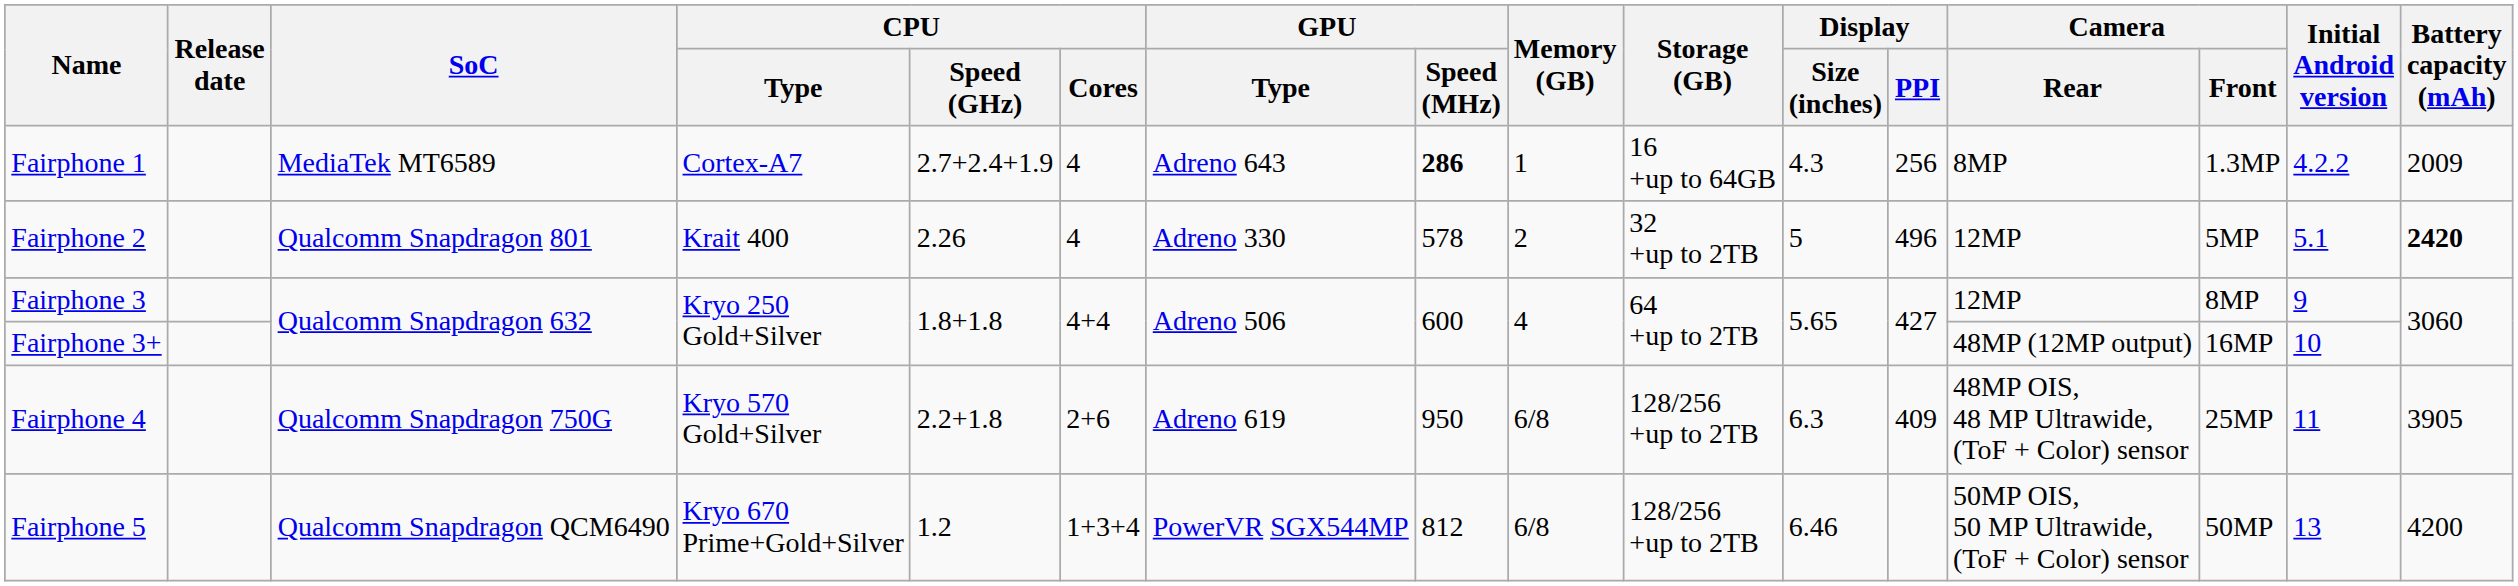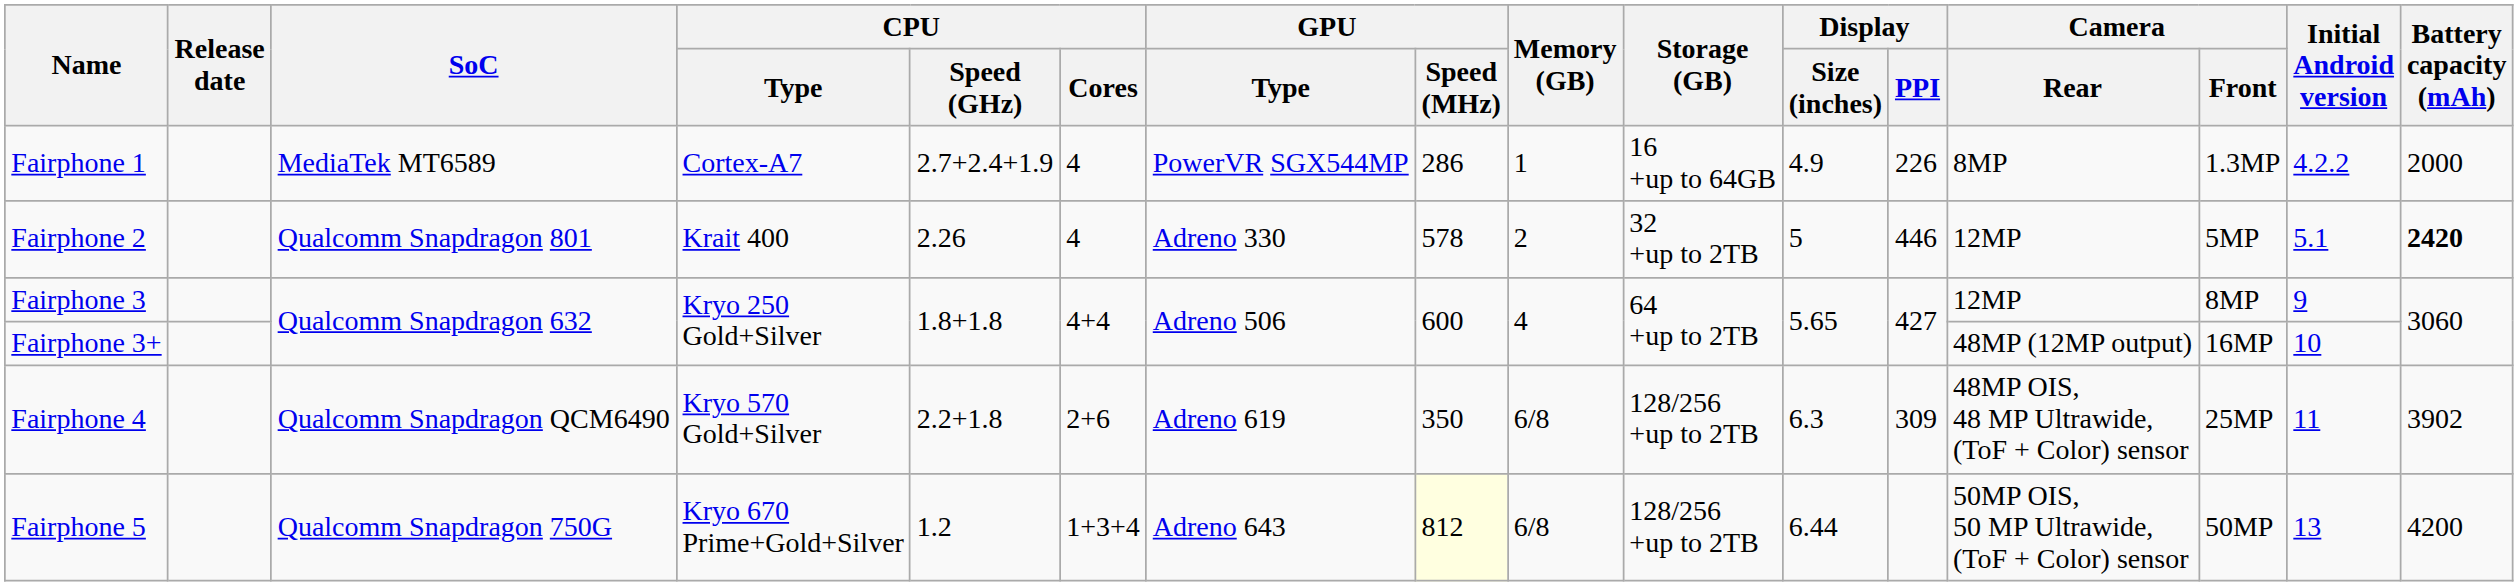(1219, 162) Adreno 643 -> (1281, 162) PowerVR SGX544MP
(1443, 162) bold -> (1443, 162) normal
(1806, 162) 4.3 -> (1806, 162) 4.9
(1916, 162) 256 -> (1916, 162) 226
(2435, 162) 2009 -> (2435, 162) 2000
(1916, 238) 496 -> (1916, 238) 446
(445, 419) Qualcomm Snapdragon 750G -> (474, 419) Qualcomm Snapdragon QCM6490
(1443, 419) 950 -> (1443, 419) 350
(1916, 419) 409 -> (1916, 419) 309
(2435, 419) 3905 -> (2435, 419) 3902
(474, 526) Qualcomm Snapdragon QCM6490 -> (445, 526) Qualcomm Snapdragon 750G
(1281, 526) PowerVR SGX544MP -> (1219, 526) Adreno 643
(1443, 526) no background -> (1443, 526) lightyellow background
(1813, 526) 6.46 -> (1813, 526) 6.44
